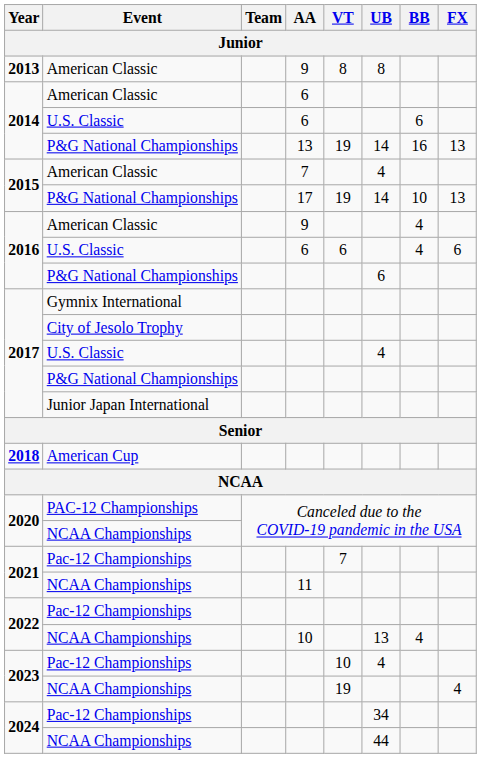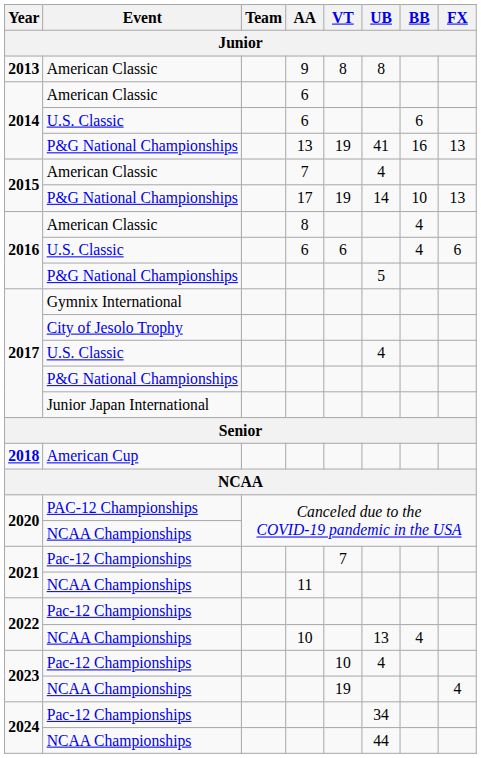(381, 146) 14 -> (381, 146) 41
(305, 224) 9 -> (305, 224) 8
(381, 275) 6 -> (381, 275) 5
